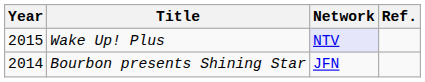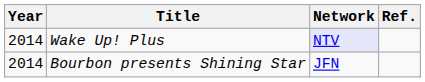(26, 40) 2015 -> (26, 40) 2014
